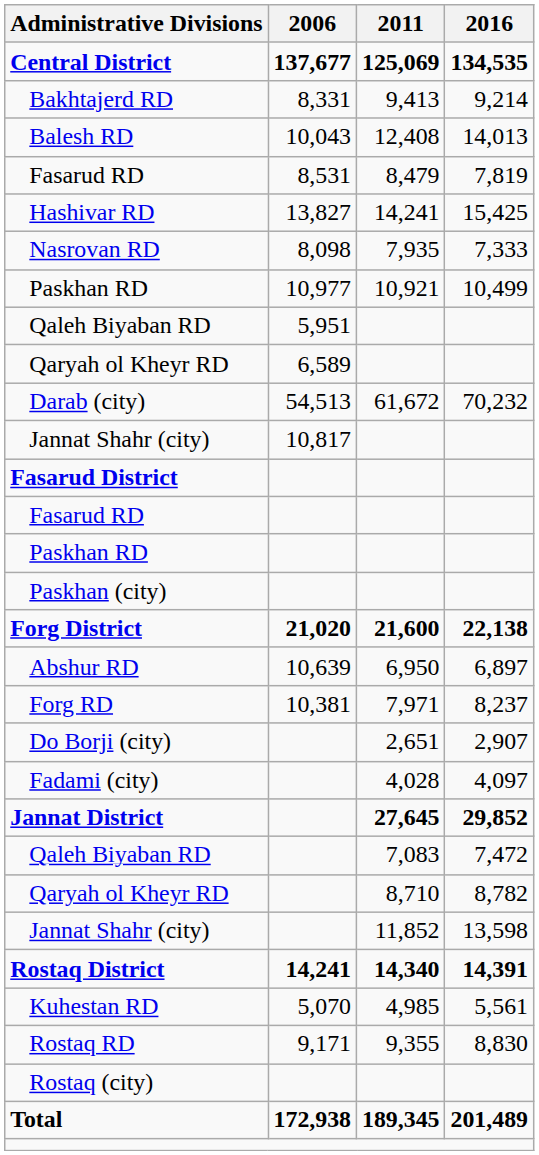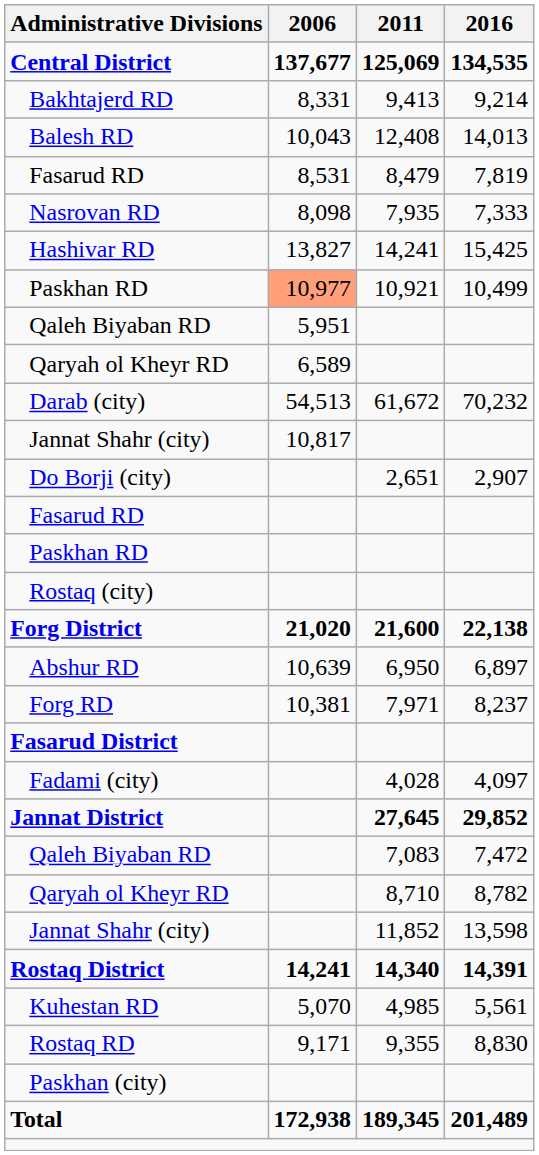rows swapped: (92, 212) <-> (95, 250)
(318, 288) no background -> (318, 288) lightsalmon background
rows swapped: (94, 477) <-> (100, 741)
rows swapped: (98, 590) <-> (91, 1082)
